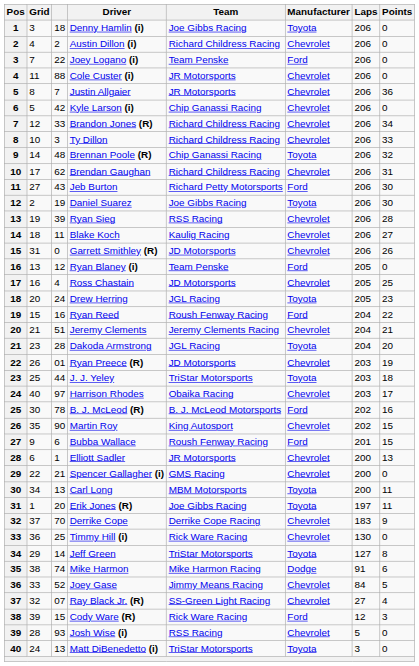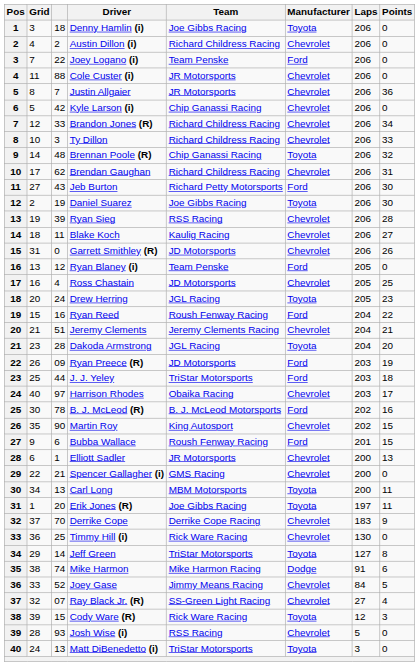(60, 362) 01 -> (60, 362) 09
(309, 362) Chevrolet -> (298, 362) Ford
(302, 377) Toyota -> (298, 377) Ford
(298, 616) Ford -> (302, 616) Toyota
